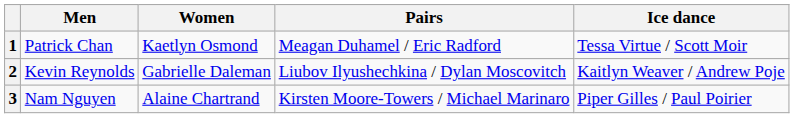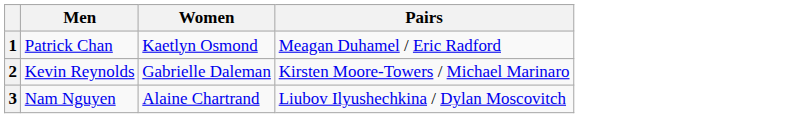- column: (681, 17)
(422, 71) Liubov Ilyushechkina / Dylan Moscovitch -> (424, 71) Kirsten Moore-Towers / Michael Marinaro
(424, 98) Kirsten Moore-Towers / Michael Marinaro -> (422, 98) Liubov Ilyushechkina / Dylan Moscovitch
